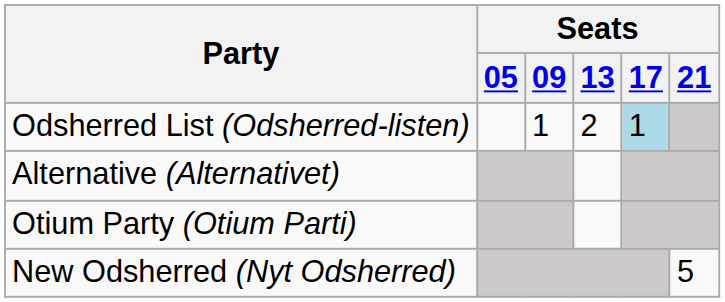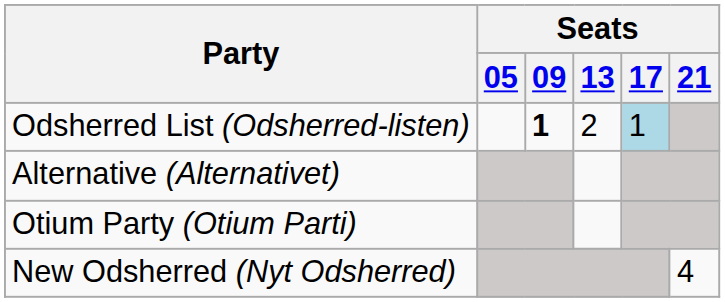(541, 126) normal -> (541, 126) bold
(686, 272) 5 -> (686, 272) 4
